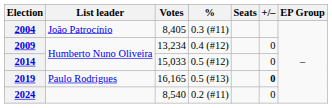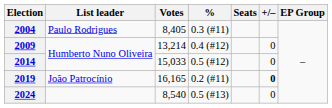(80, 29) João Patrocínio -> (82, 29) Paulo Rodrigues
(172, 45) 13,234 -> (172, 45) 13,214
(82, 78) Paulo Rodrigues -> (80, 78) João Patrocínio
(210, 78) 0.5 (#13) -> (210, 78) 0.2 (#11)
(210, 95) 0.2 (#11) -> (210, 95) 0.5 (#13)
